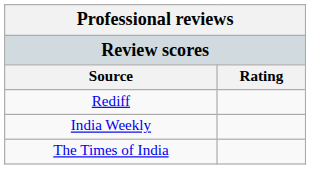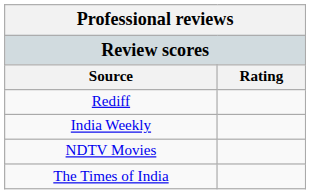+ row: (111, 151)
